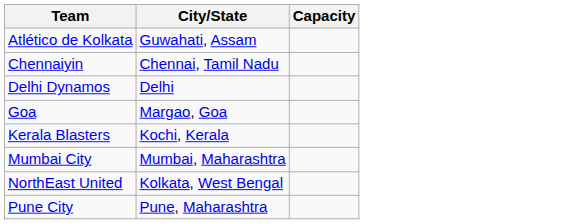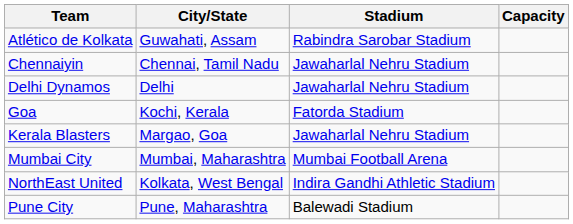+ column: (394, 16)
(183, 111) Margao, Goa -> (184, 111) Kochi, Kerala
(184, 135) Kochi, Kerala -> (183, 135) Margao, Goa
